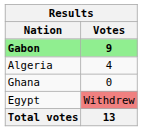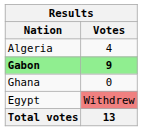rows swapped: (24, 48) <-> (30, 65)
